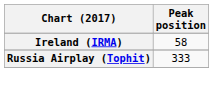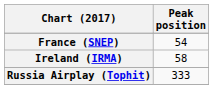+ row: (79, 42)
